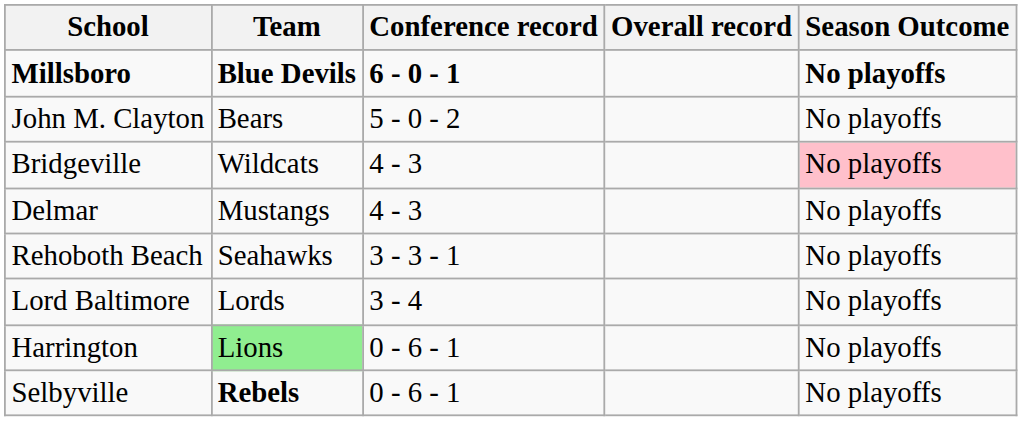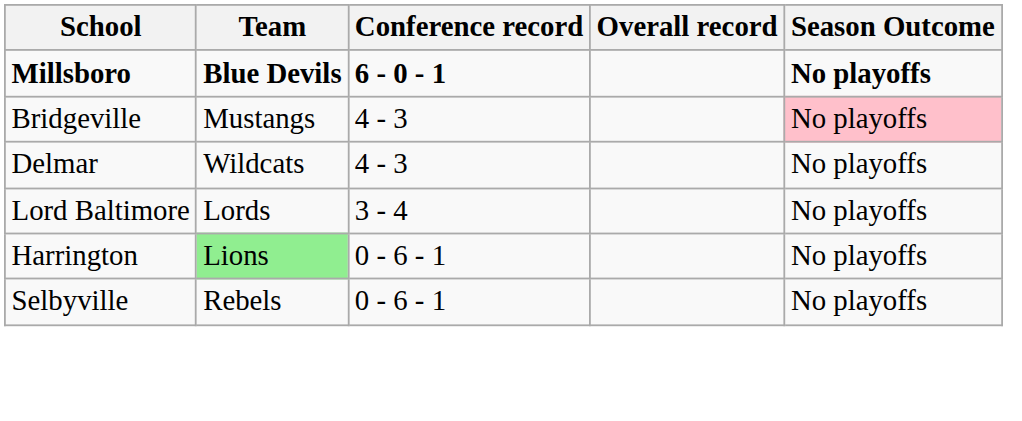- row: (108, 118)
(268, 164) Wildcats -> (259, 118) Mustangs
(274, 210) Mustangs -> (254, 164) Wildcats
- row: (107, 255)
(258, 392) bold -> (242, 301) normal
